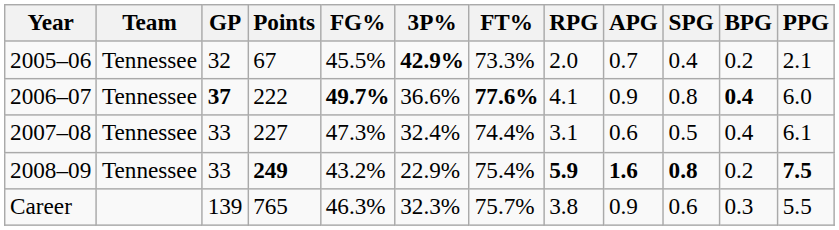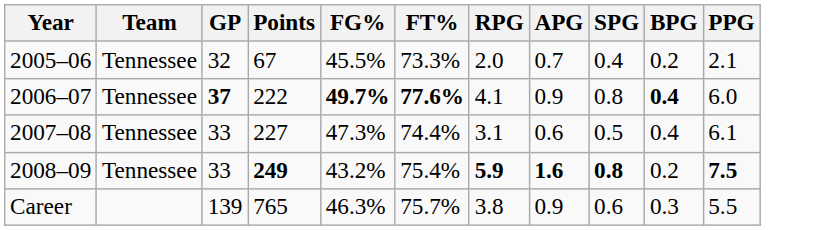- column: (432, 22)
